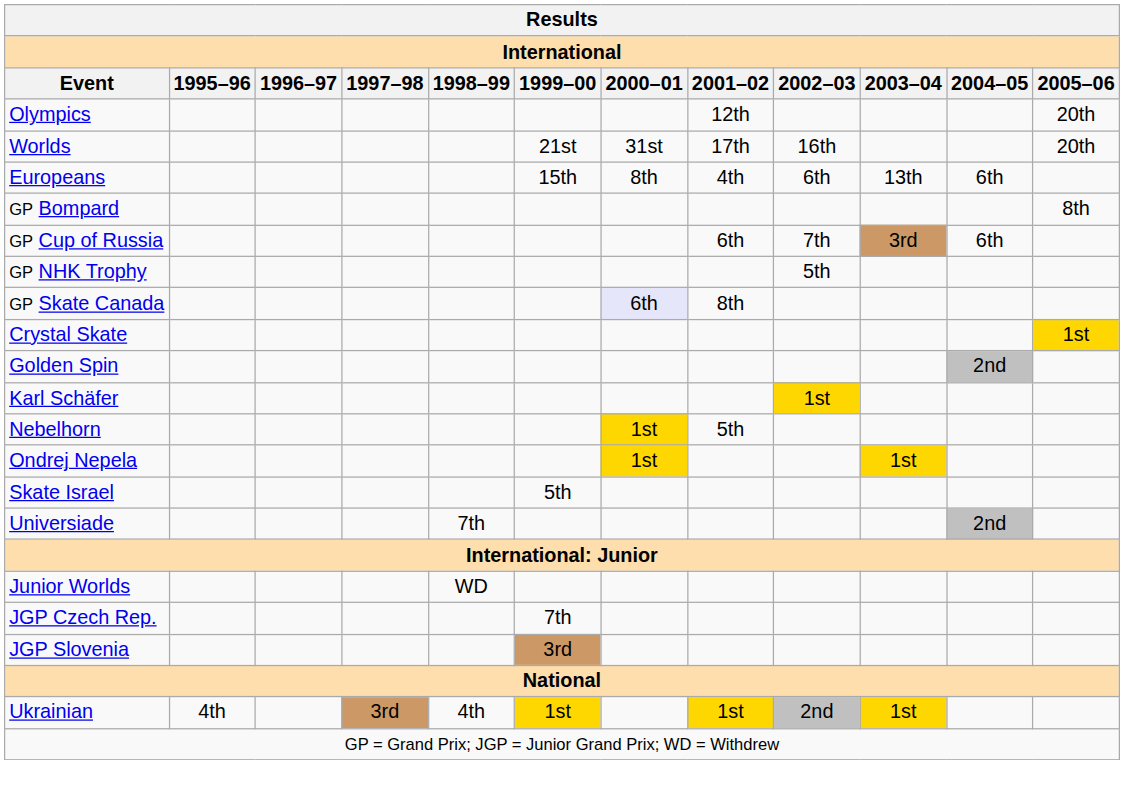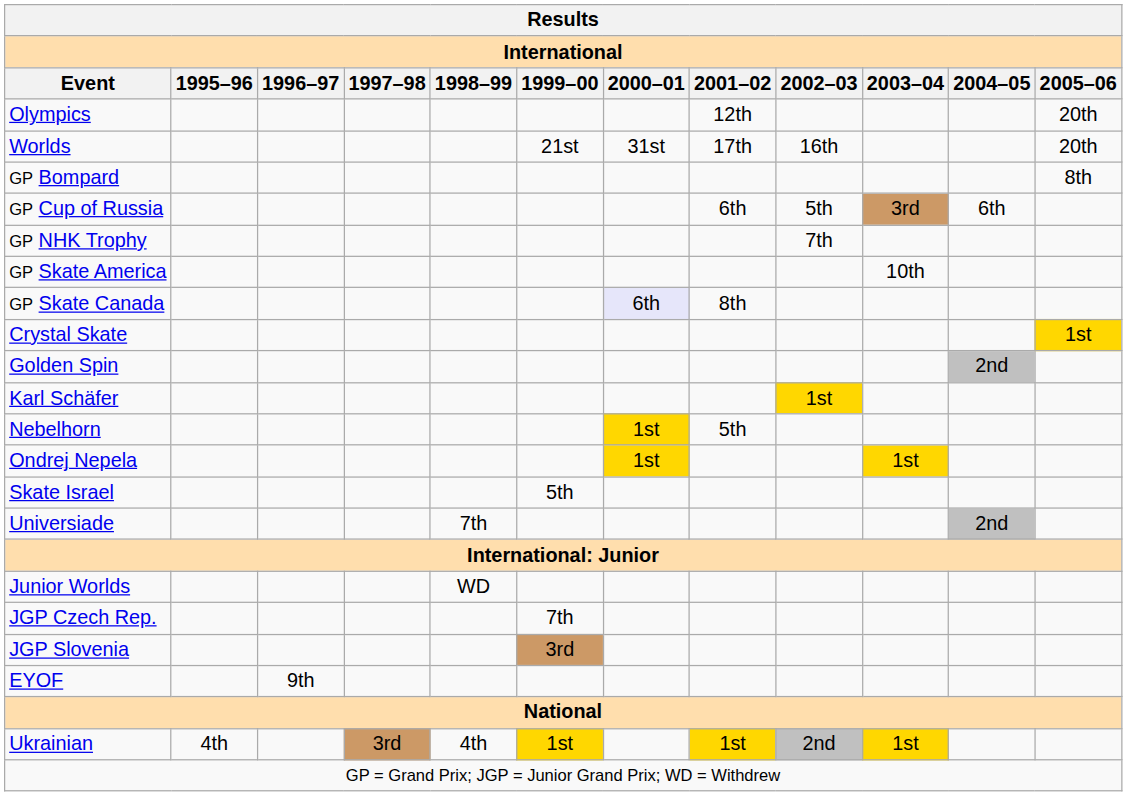- row: (57, 177)
(817, 240) 7th -> (819, 209) 5th
(817, 271) 5th -> (819, 240) 7th
+ row: (88, 271)
+ row: (36, 680)
